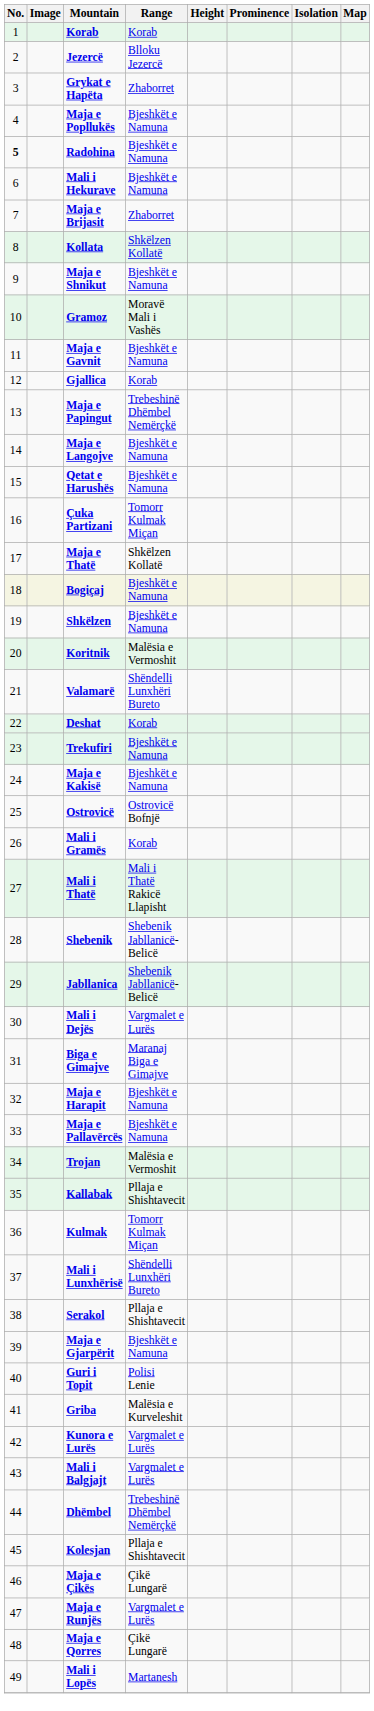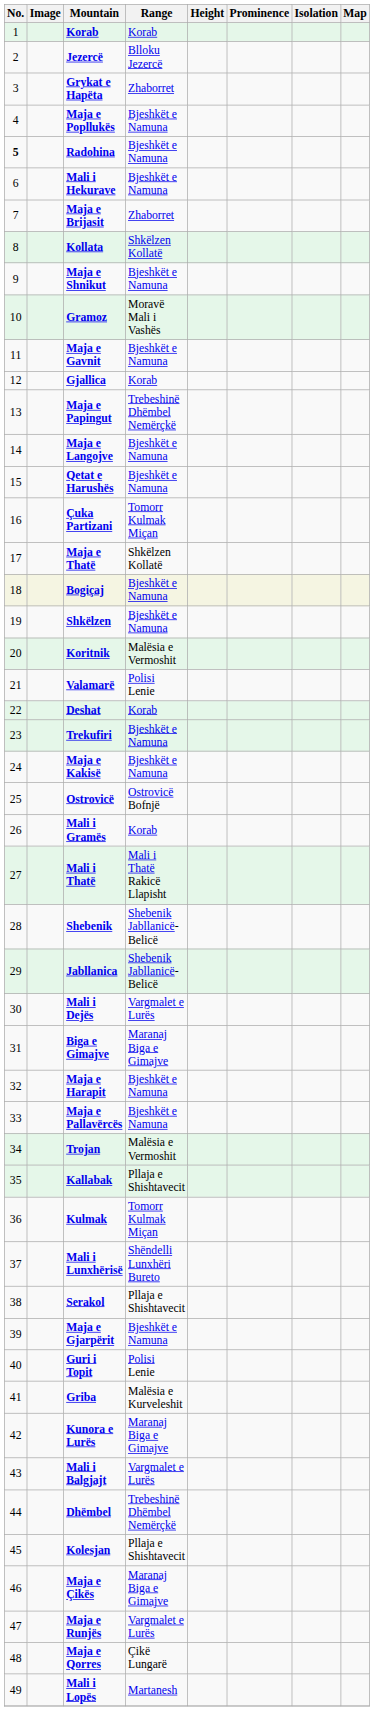(150, 691) Shëndelli Lunxhëri Bureto -> (141, 685) Polisi Lenie
(156, 1442) Vargmalet e Lurës -> (148, 1435) Maranaj Biga e Gimajve
(147, 1581) Çikë Lungarë -> (148, 1588) Maranaj Biga e Gimajve
